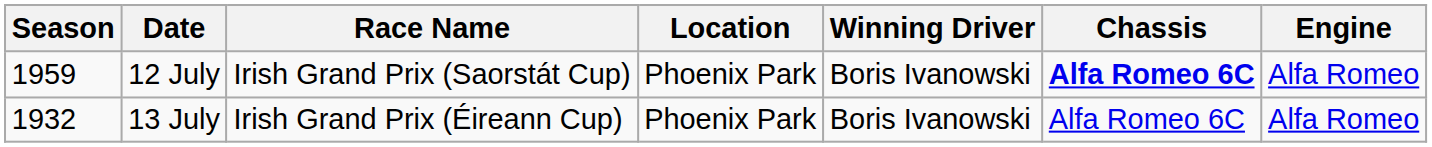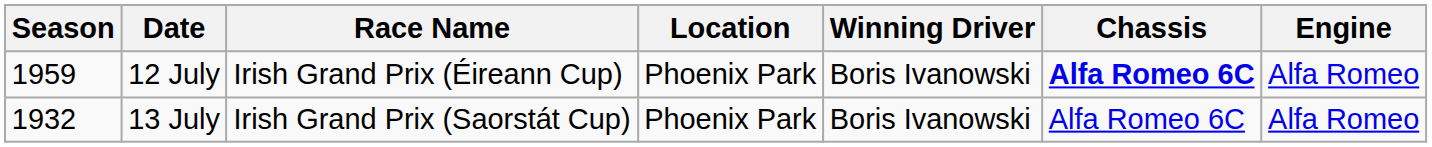(432, 74) Irish Grand Prix (Saorstát Cup) -> (428, 74) Irish Grand Prix (Éireann Cup)
(428, 120) Irish Grand Prix (Éireann Cup) -> (432, 120) Irish Grand Prix (Saorstát Cup)
